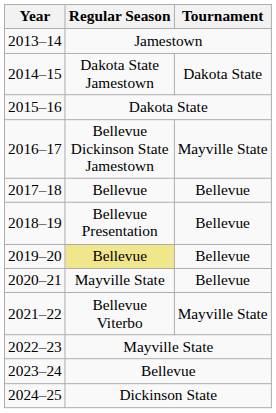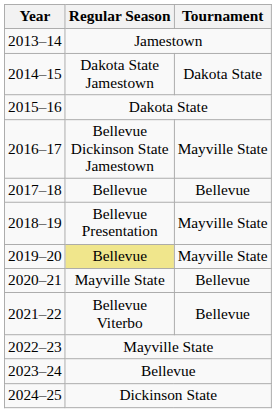(223, 223) Bellevue -> (223, 223) Mayville State
(223, 256) Bellevue -> (223, 256) Mayville State
(223, 313) Mayville State -> (223, 313) Bellevue
